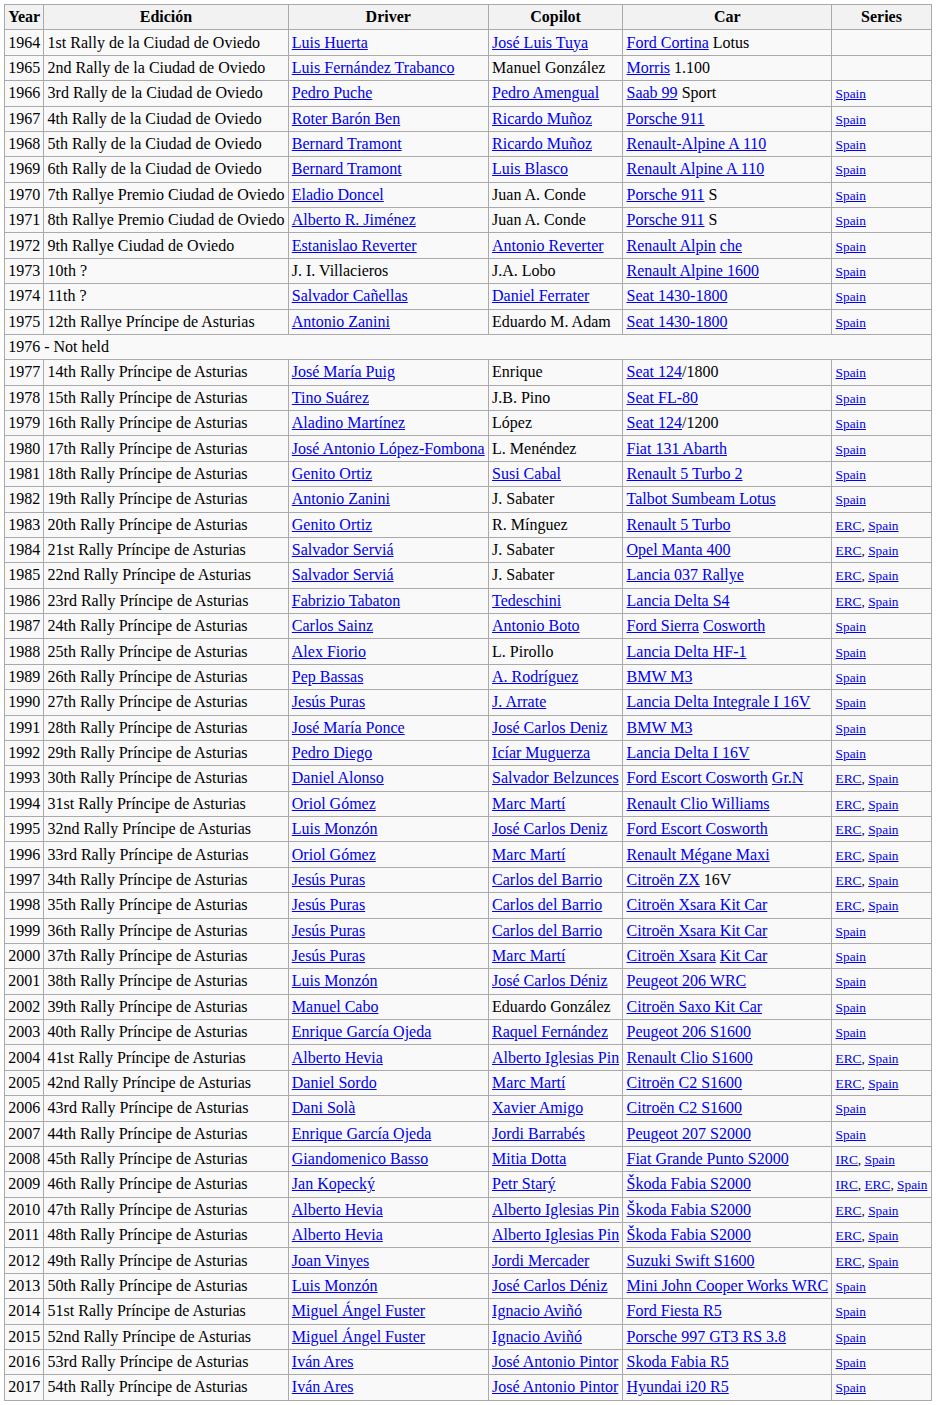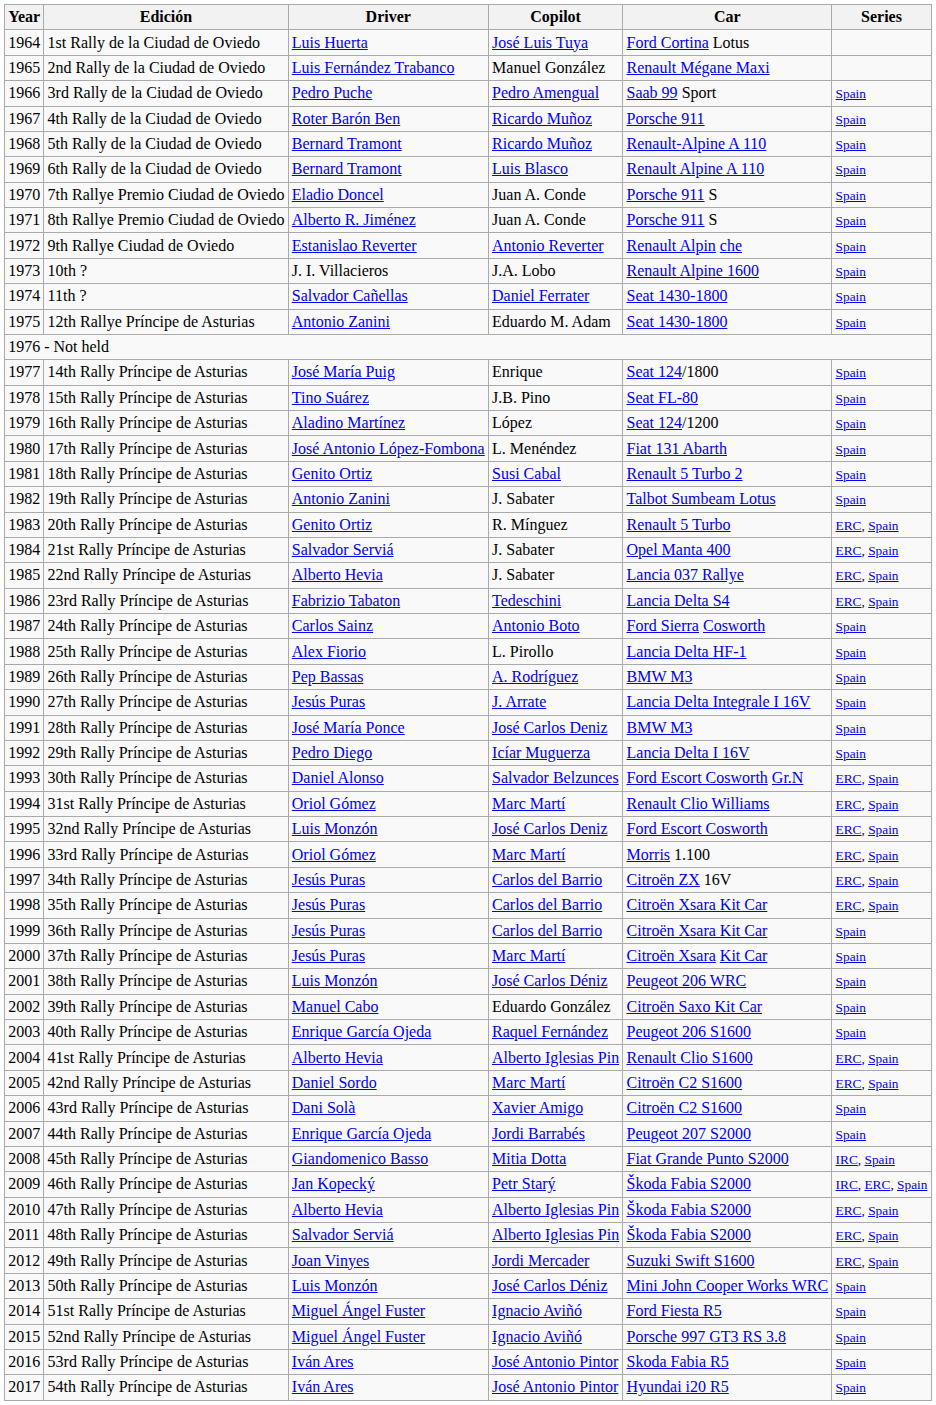(668, 67) Morris 1.100 -> (698, 67) Renault Mégane Maxi
(343, 575) Salvador Serviá -> (337, 575) Alberto Hevia
(698, 854) Renault Mégane Maxi -> (668, 854) Morris 1.100
(337, 1235) Alberto Hevia -> (343, 1235) Salvador Serviá
